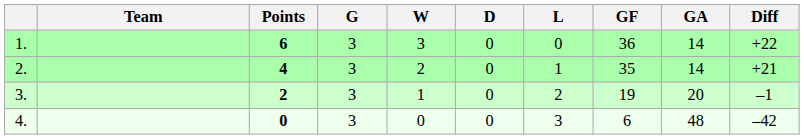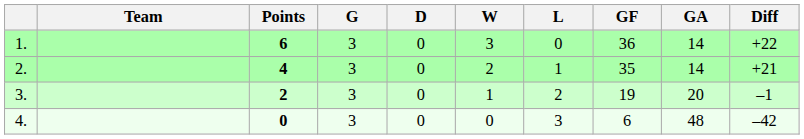columns swapped: (421, 17) <-> (490, 17)
